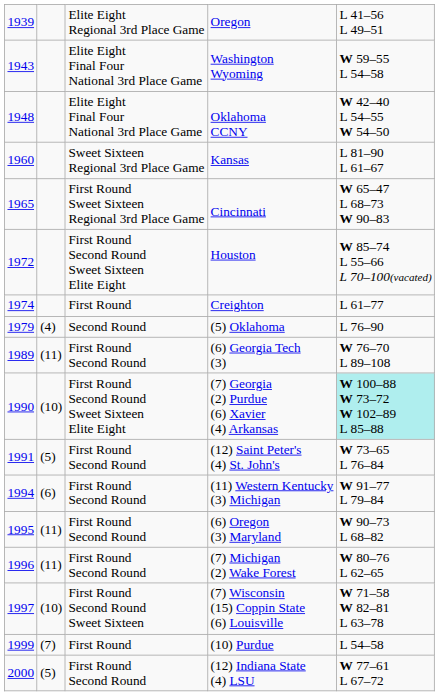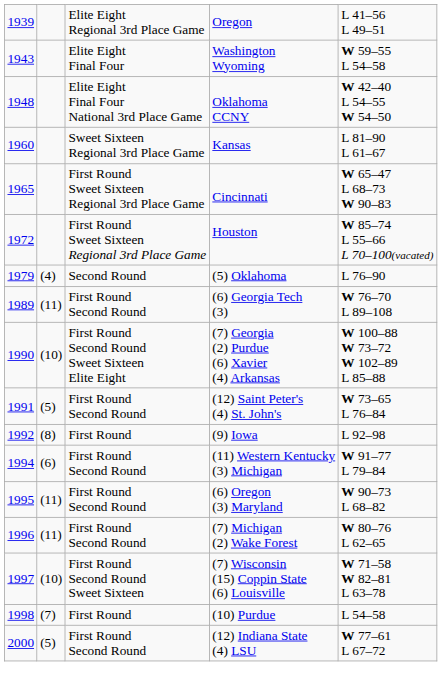(135, 65) Elite Eight Final Four National 3rd Place Game -> (97, 58) Elite Eight Final Four
(107, 262) First Round Second Round Sweet Sixteen Elite Eight -> (137, 239) First Round Sweet Sixteen Regional 3rd Place Game
- row: (237, 305)
(368, 406) paleturquoise background -> (370, 355) no background
+ row: (235, 434)
(21, 644) 1999 -> (21, 614) 1998
